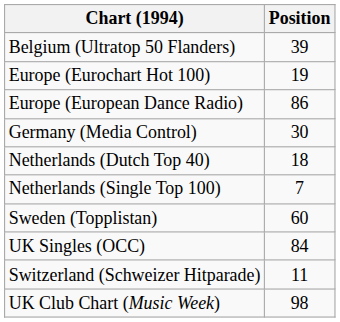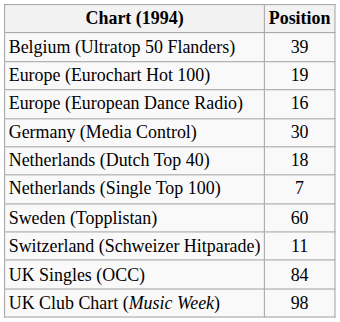(300, 103) 86 -> (300, 103) 16
rows swapped: (135, 274) <-> (77, 246)
